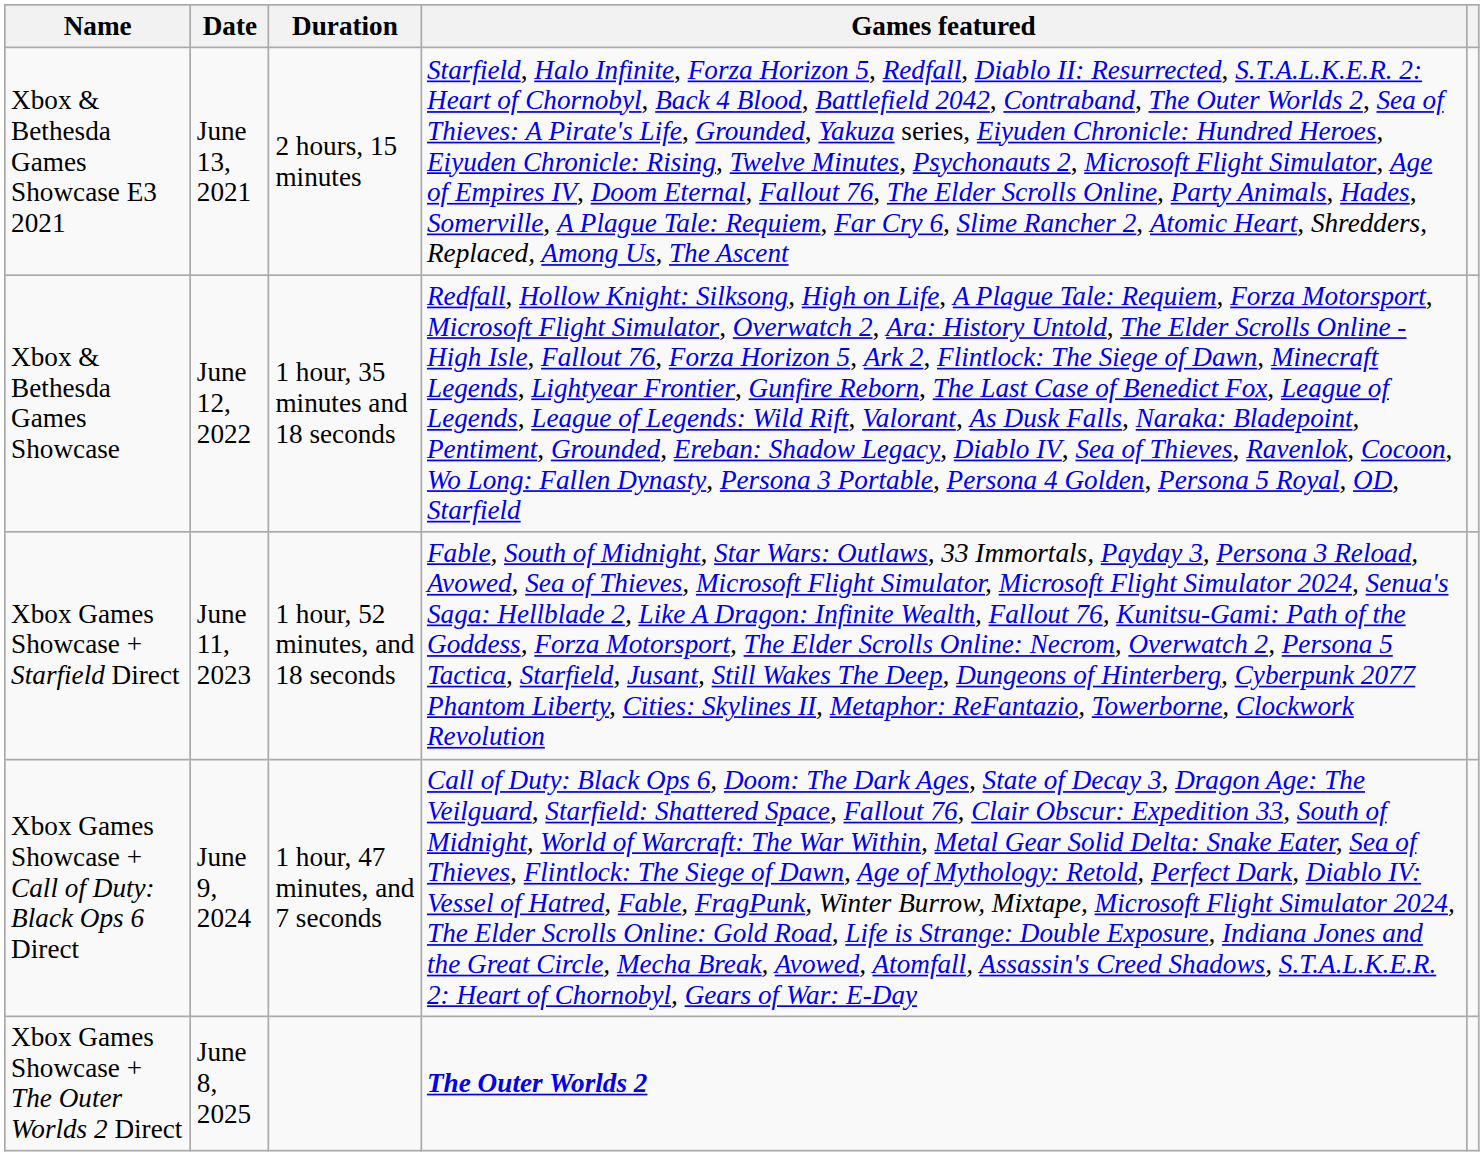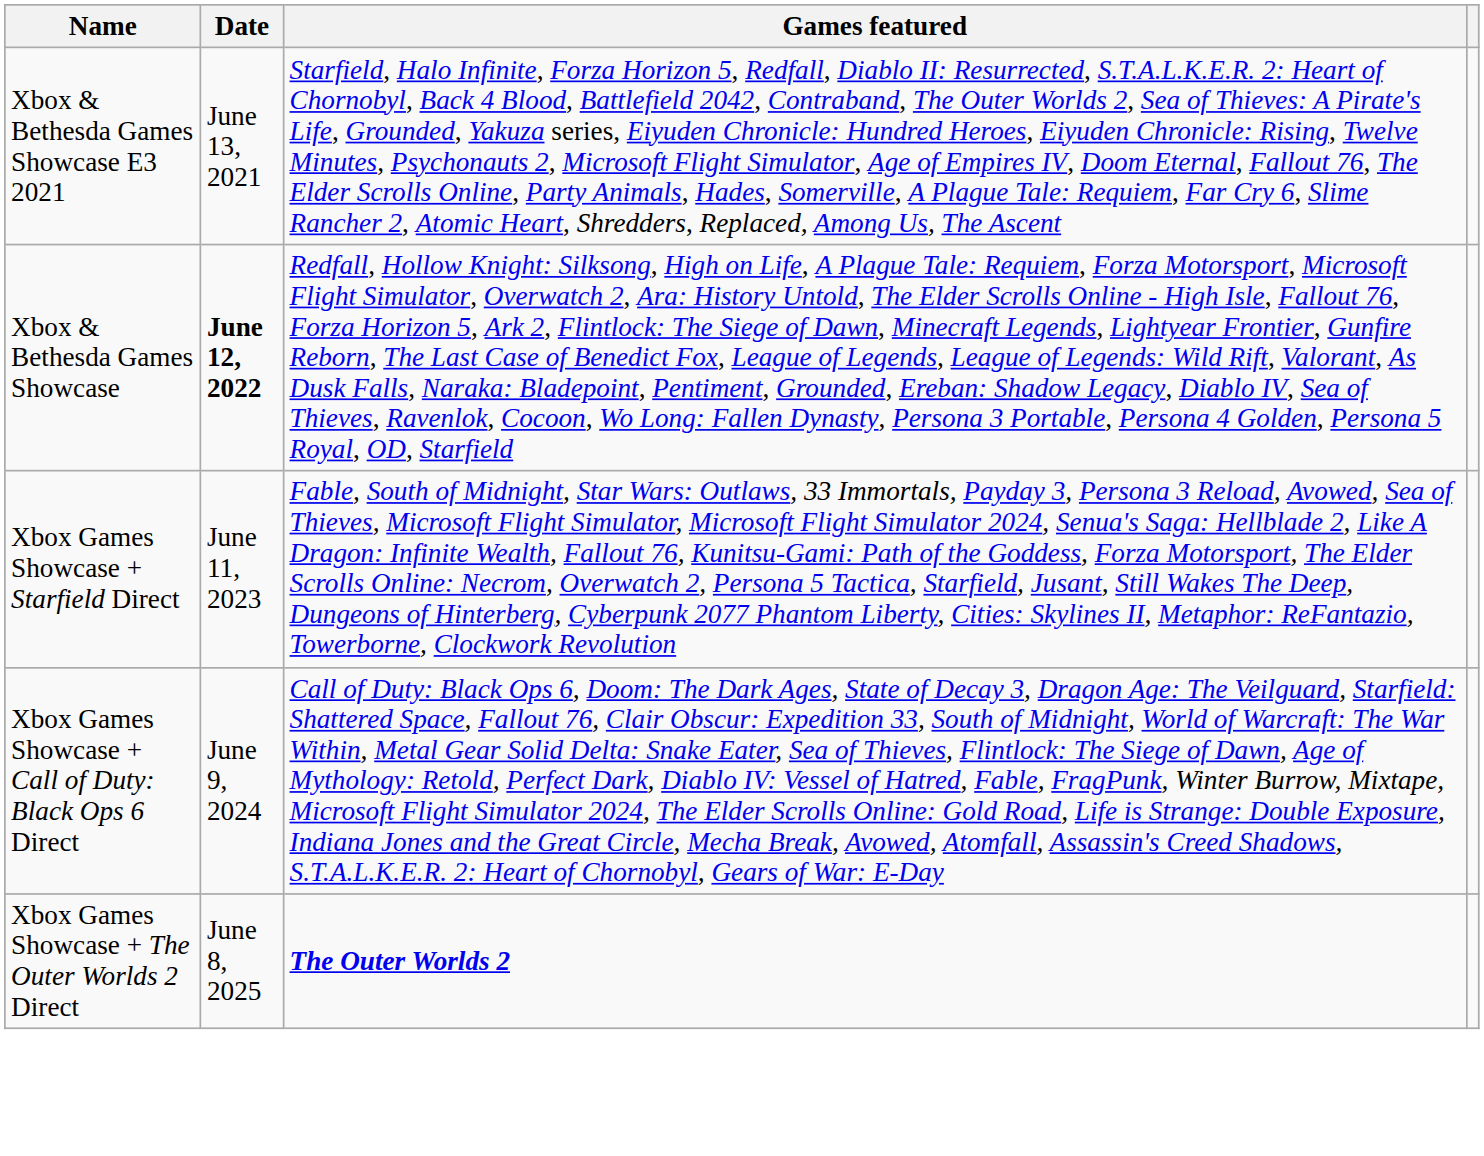- column: (345, 26)
(224, 403) normal -> (235, 357) bold
